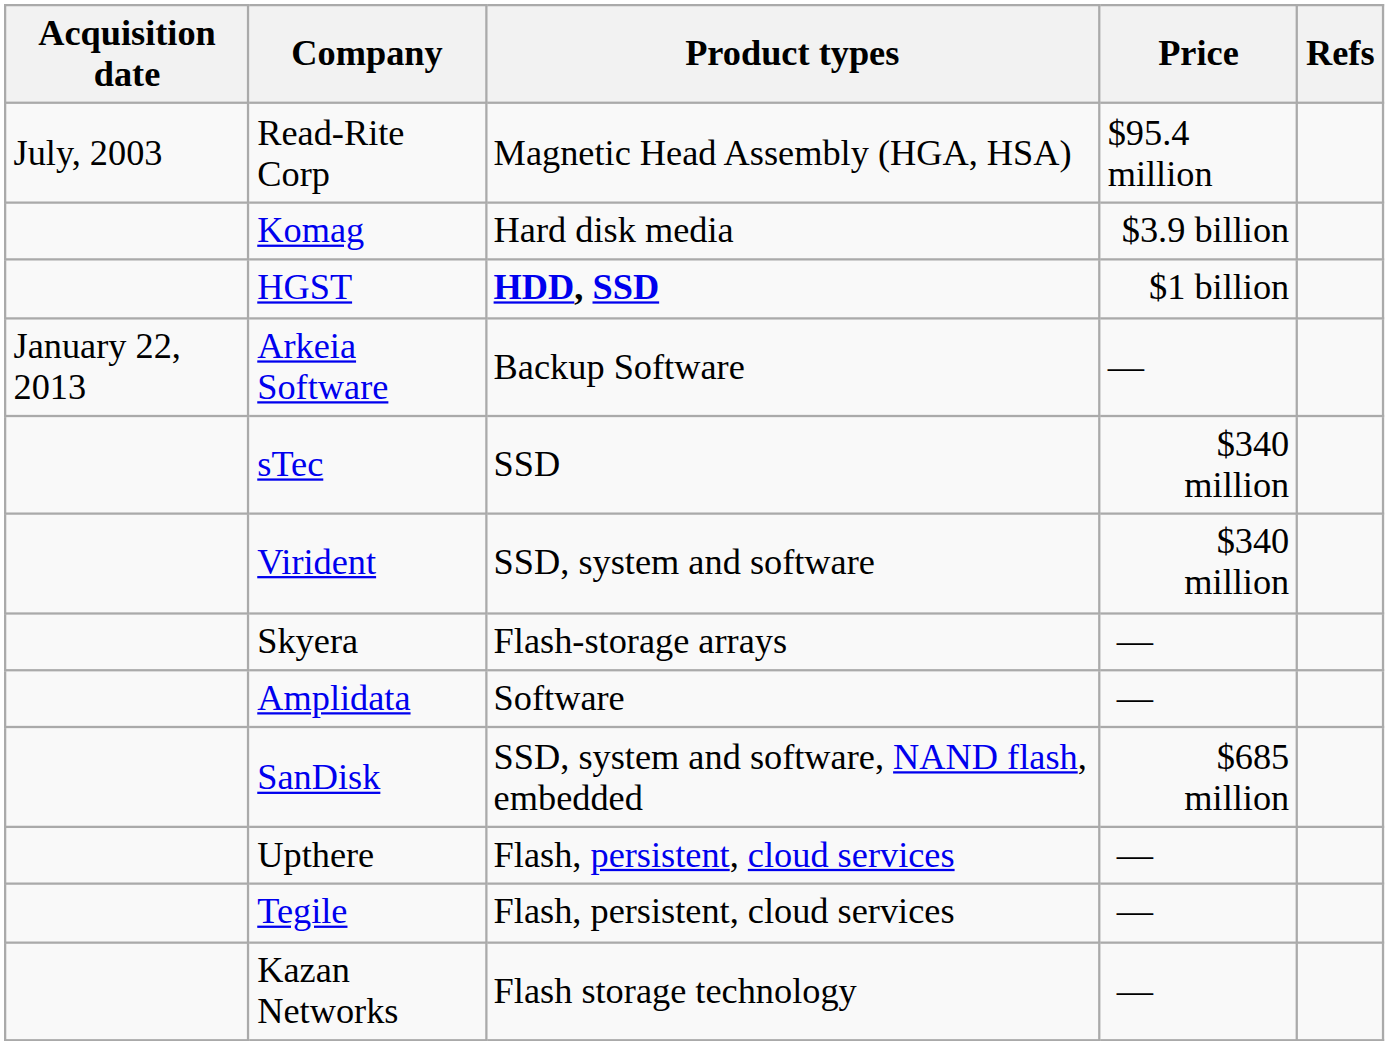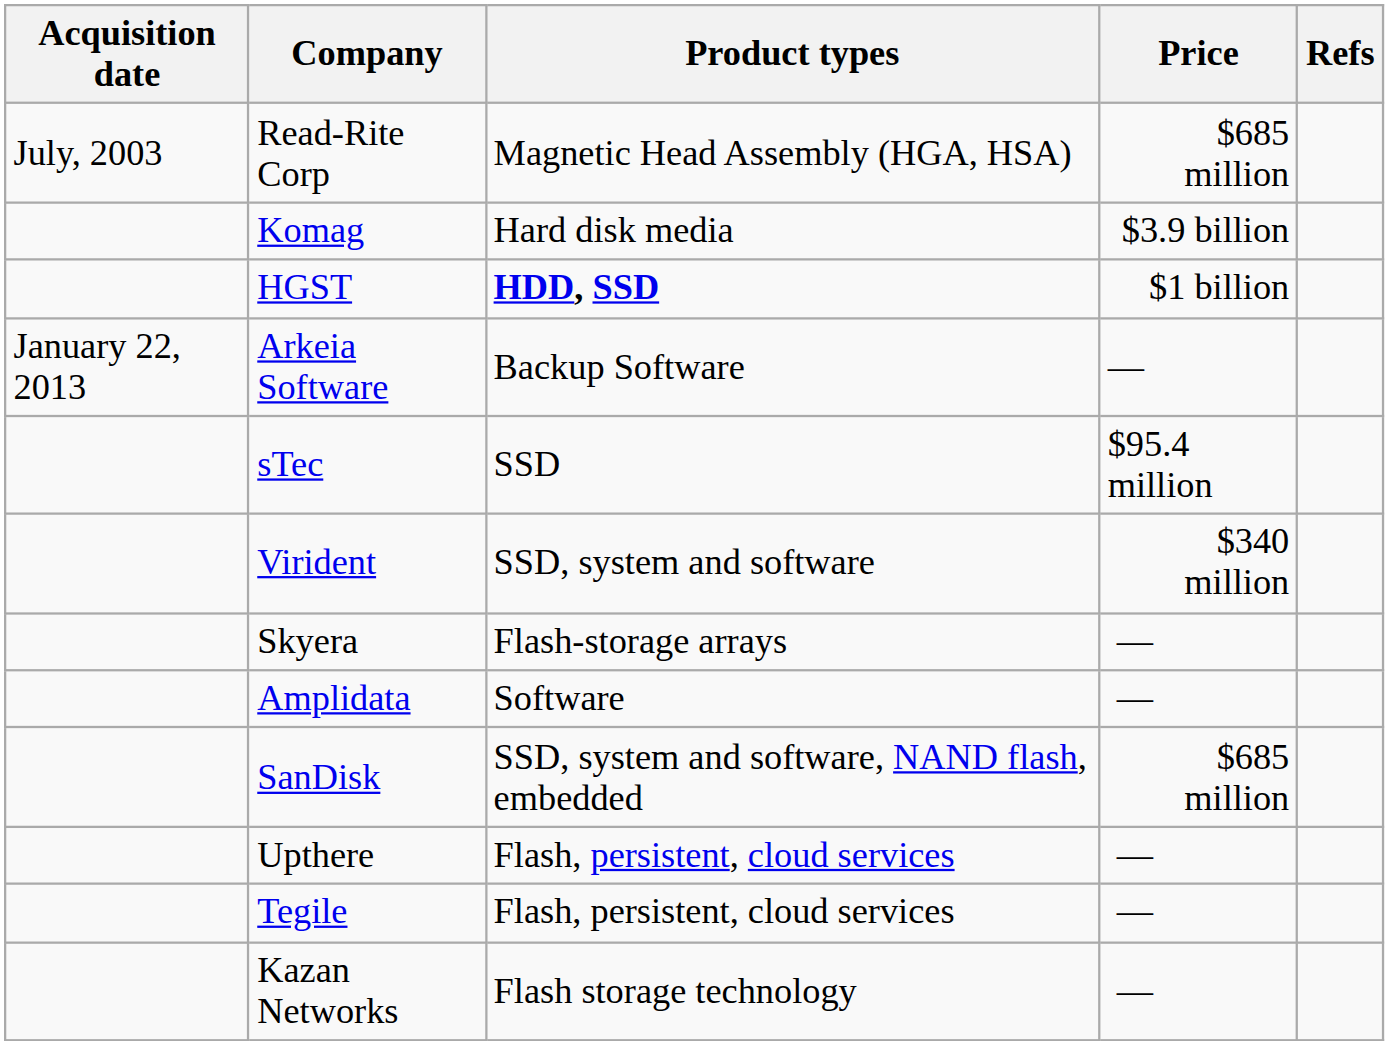(1160, 152) $95.4 million -> (1237, 152) $685 million
(1237, 464) $340 million -> (1160, 464) $95.4 million
